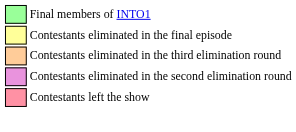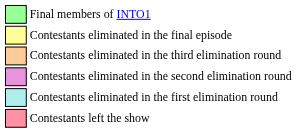+ row: (154, 97)
